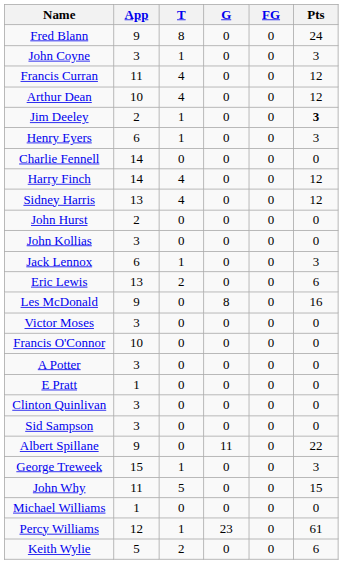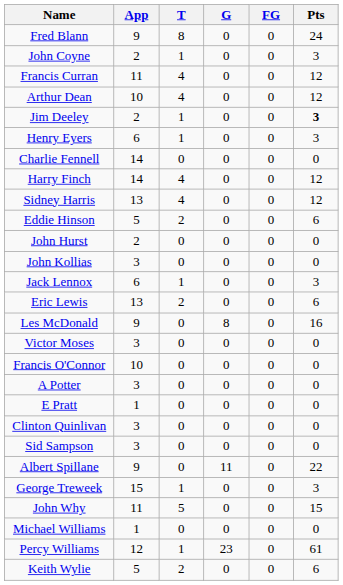(136, 55) 3 -> (136, 55) 2
+ row: (59, 220)
